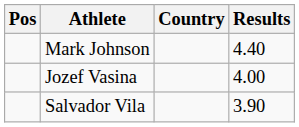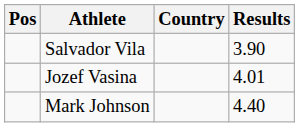rows swapped: (97, 48) <-> (95, 106)
(249, 77) 4.00 -> (249, 77) 4.01
